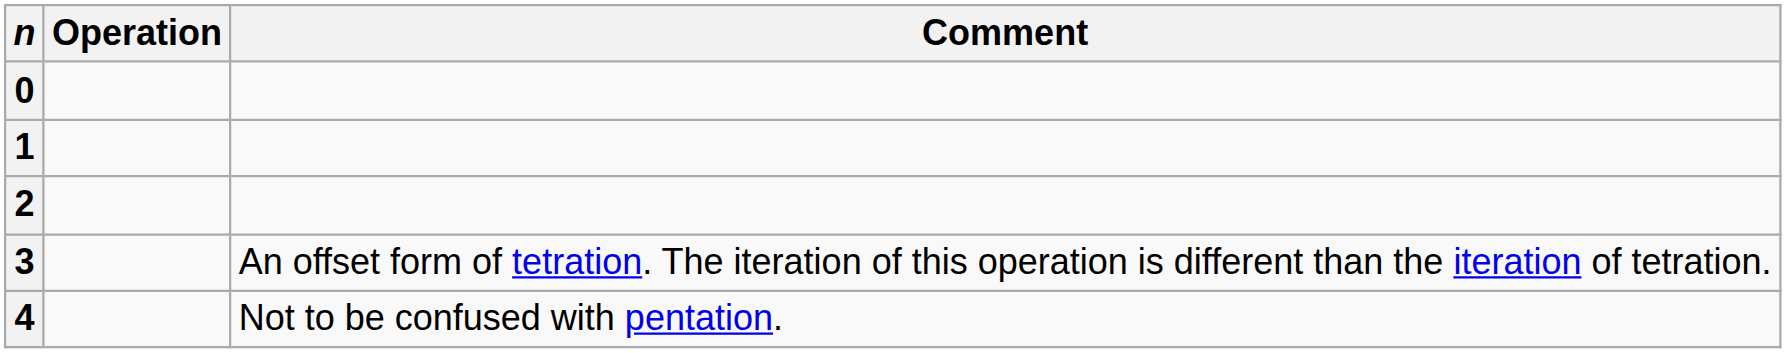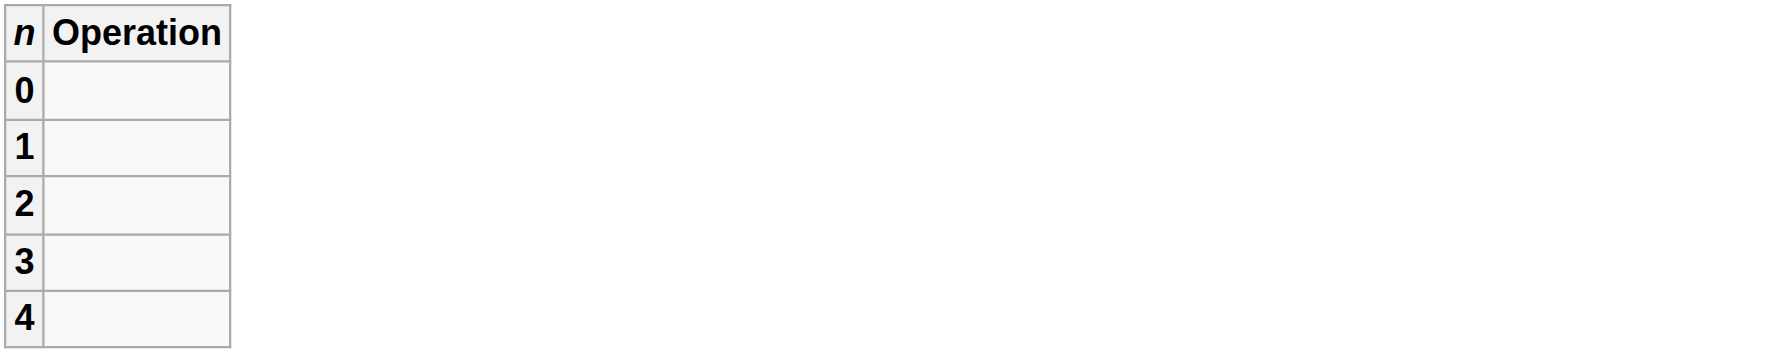- column: (1005, 33)
